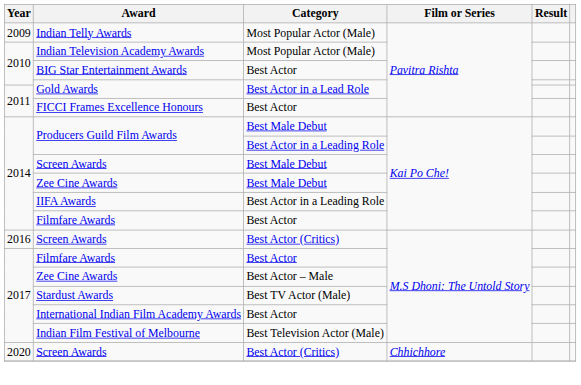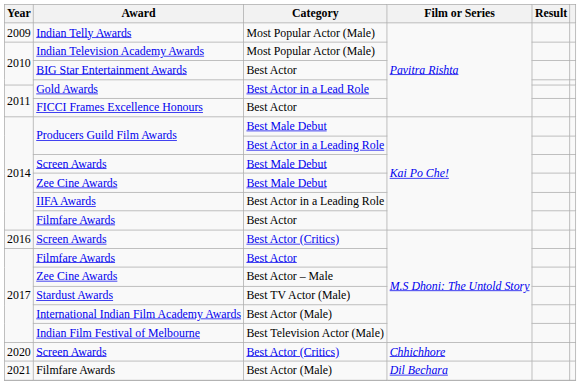(272, 314) Best Actor -> (289, 314) Best Actor (Male)
+ row: (19, 370)
